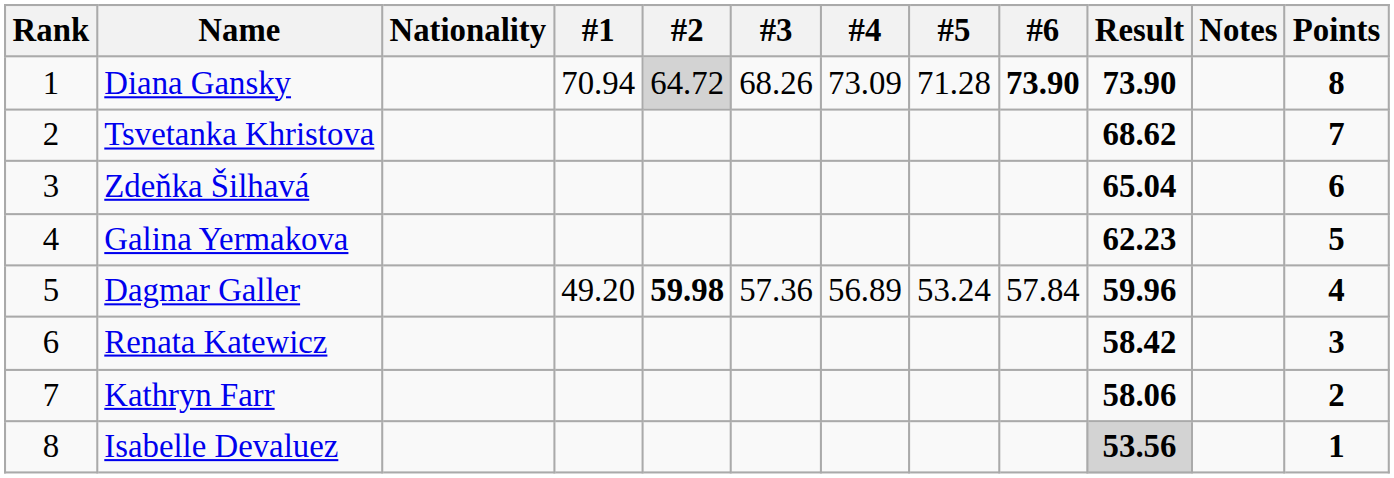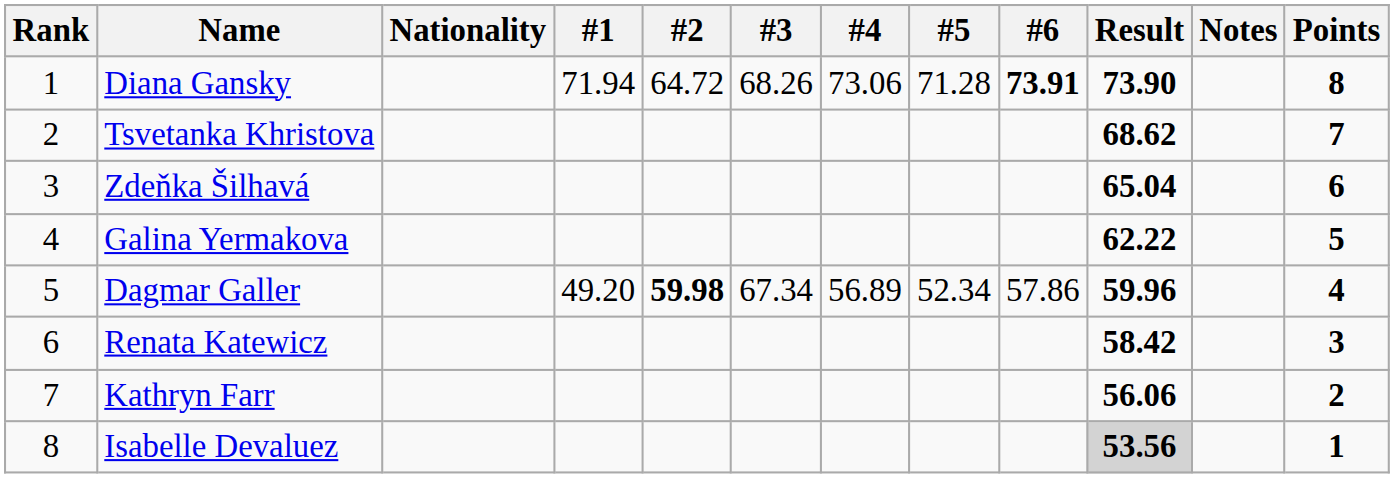(598, 82) 70.94 -> (598, 82) 71.94
(687, 82) lightgrey background -> (687, 82) no background
(865, 82) 73.09 -> (865, 82) 73.06
(1043, 82) 73.90 -> (1043, 82) 73.91
(1139, 238) 62.23 -> (1139, 238) 62.22
(776, 290) 57.36 -> (776, 290) 67.34
(954, 290) 53.24 -> (954, 290) 52.34
(1043, 290) 57.84 -> (1043, 290) 57.86
(1139, 394) 58.06 -> (1139, 394) 56.06
